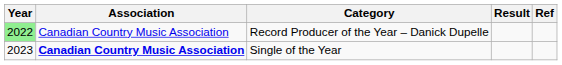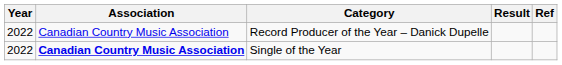(20, 32) lightgreen background -> (20, 32) no background
(20, 50) 2023 -> (20, 50) 2022
